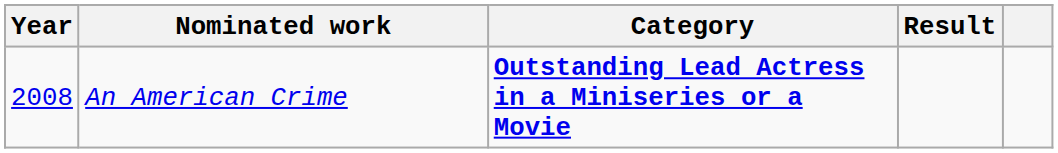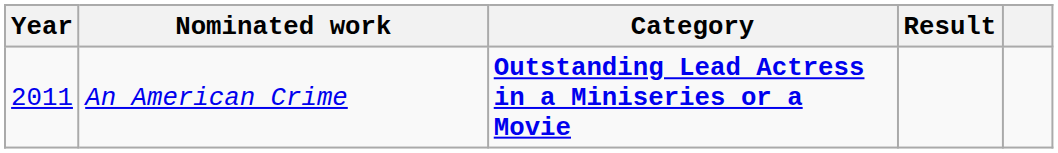(42, 98) 2008 -> (42, 98) 2011
